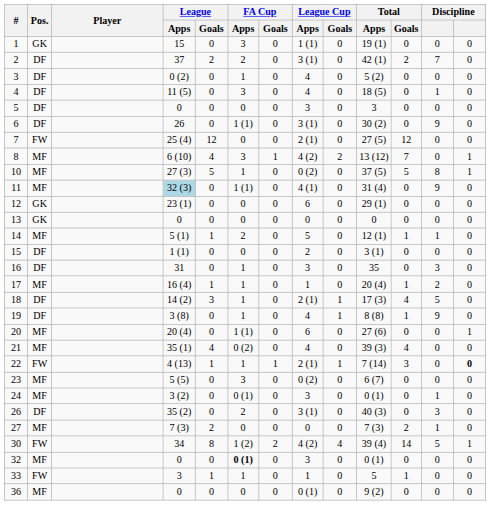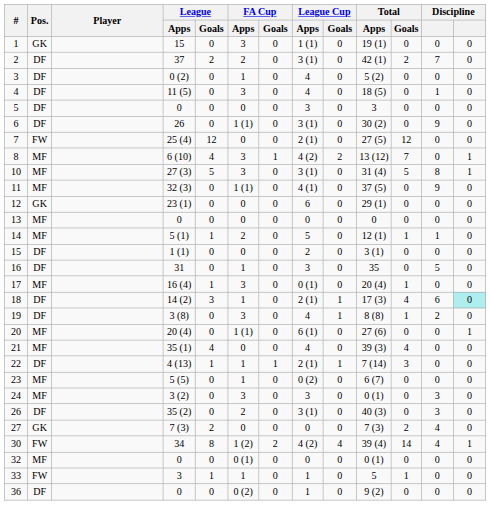(243, 172) 1 -> (243, 172) 3
(308, 172) 0 (2) -> (308, 172) 3 (1)
(374, 172) 37 (5) -> (374, 172) 31 (4)
(179, 188) lightblue background -> (179, 188) no background
(374, 188) 31 (4) -> (374, 188) 37 (5)
(40, 220) GK -> (40, 220) MF
(437, 268) 3 -> (437, 268) 5
(243, 284) 1 -> (243, 284) 3
(308, 284) 1 -> (308, 284) 0 (1)
(437, 284) 2 -> (437, 284) 0
(437, 300) 5 -> (437, 300) 6
(470, 300) no background -> (470, 300) paleturquoise background
(243, 316) 1 -> (243, 316) 3
(437, 316) 9 -> (437, 316) 2
(308, 332) 6 -> (308, 332) 6 (1)
(243, 348) 0 (2) -> (243, 348) 0
(40, 364) FW -> (40, 364) DF
(470, 364) bold -> (470, 364) normal
(243, 380) 3 -> (243, 380) 1
(243, 396) 0 (1) -> (243, 396) 3
(437, 396) 1 -> (437, 396) 3
(40, 428) MF -> (40, 428) GK
(437, 428) 1 -> (437, 428) 4
(437, 444) 5 -> (437, 444) 4
(243, 460) bold -> (243, 460) normal
(308, 460) 3 -> (308, 460) 0
(40, 492) MF -> (40, 492) DF
(243, 492) 0 -> (243, 492) 0 (2)
(308, 492) 0 (1) -> (308, 492) 1
